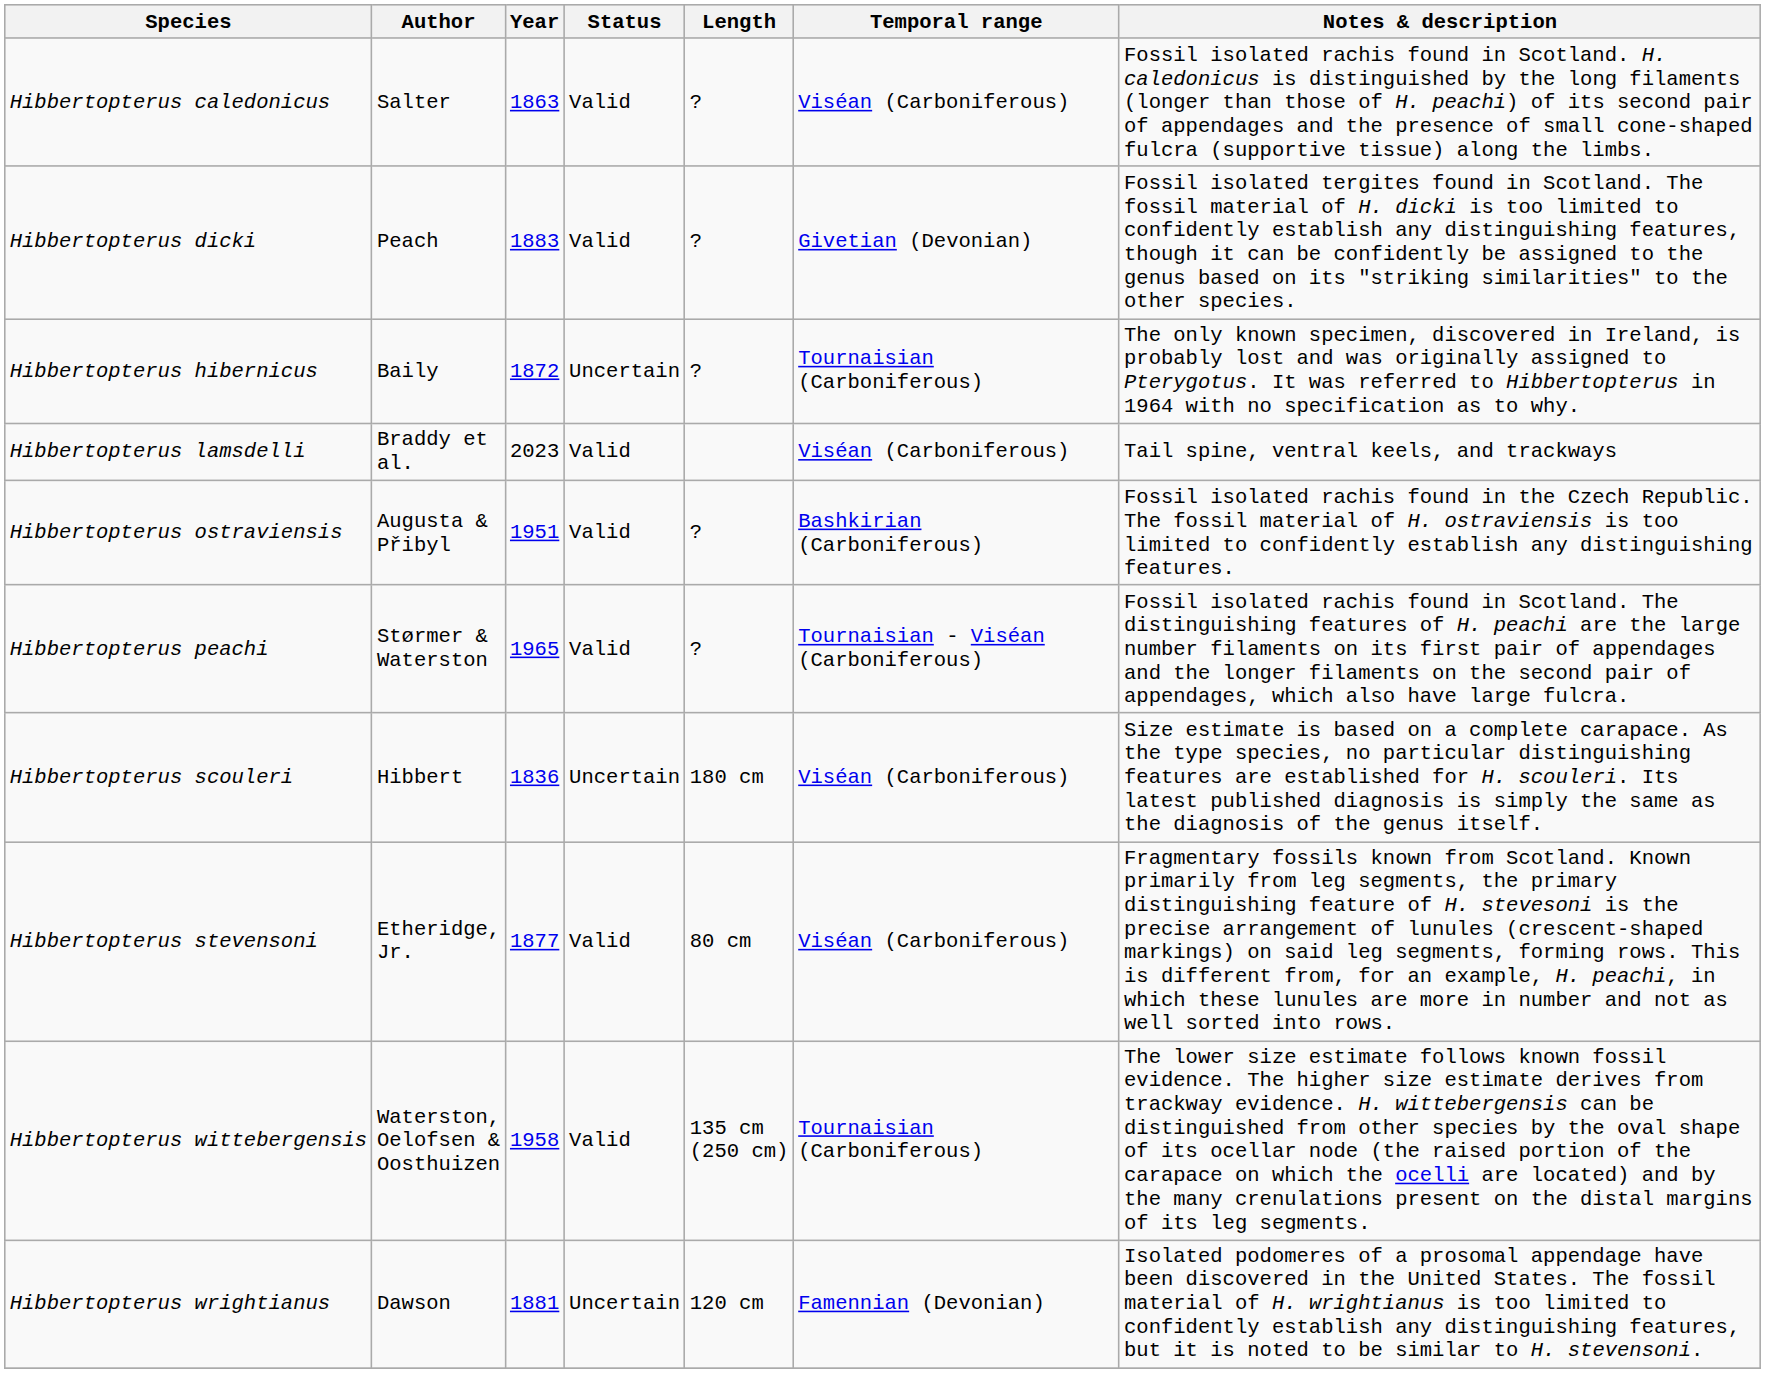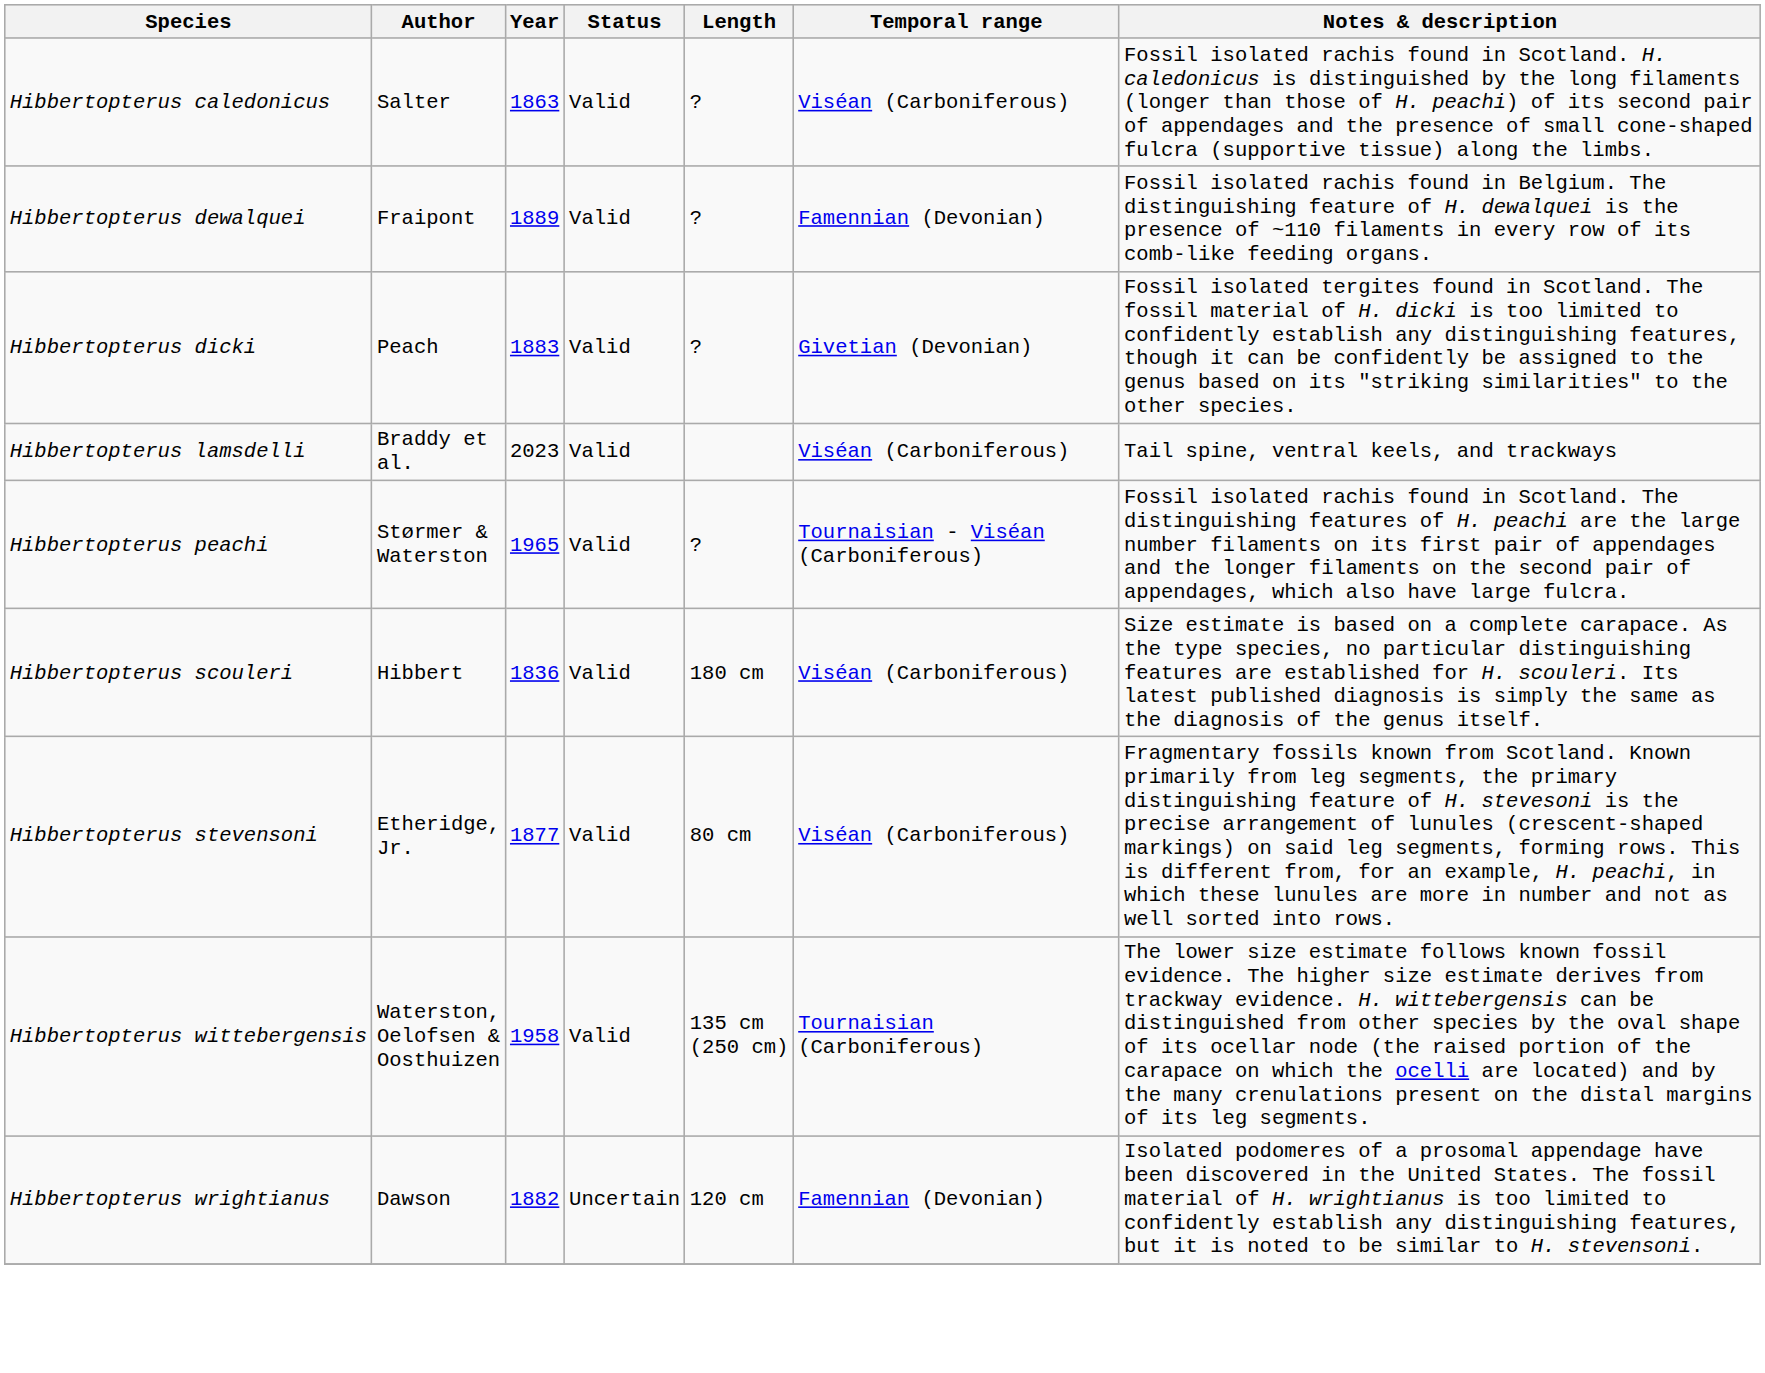+ row: (158, 219)
- row: (164, 371)
- row: (176, 533)
(625, 777) Uncertain -> (600, 673) Valid
(535, 1304) 1881 -> (535, 1200) 1882
